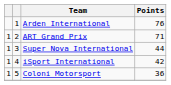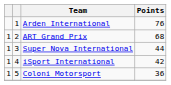(160, 36) 71 -> (160, 36) 68
